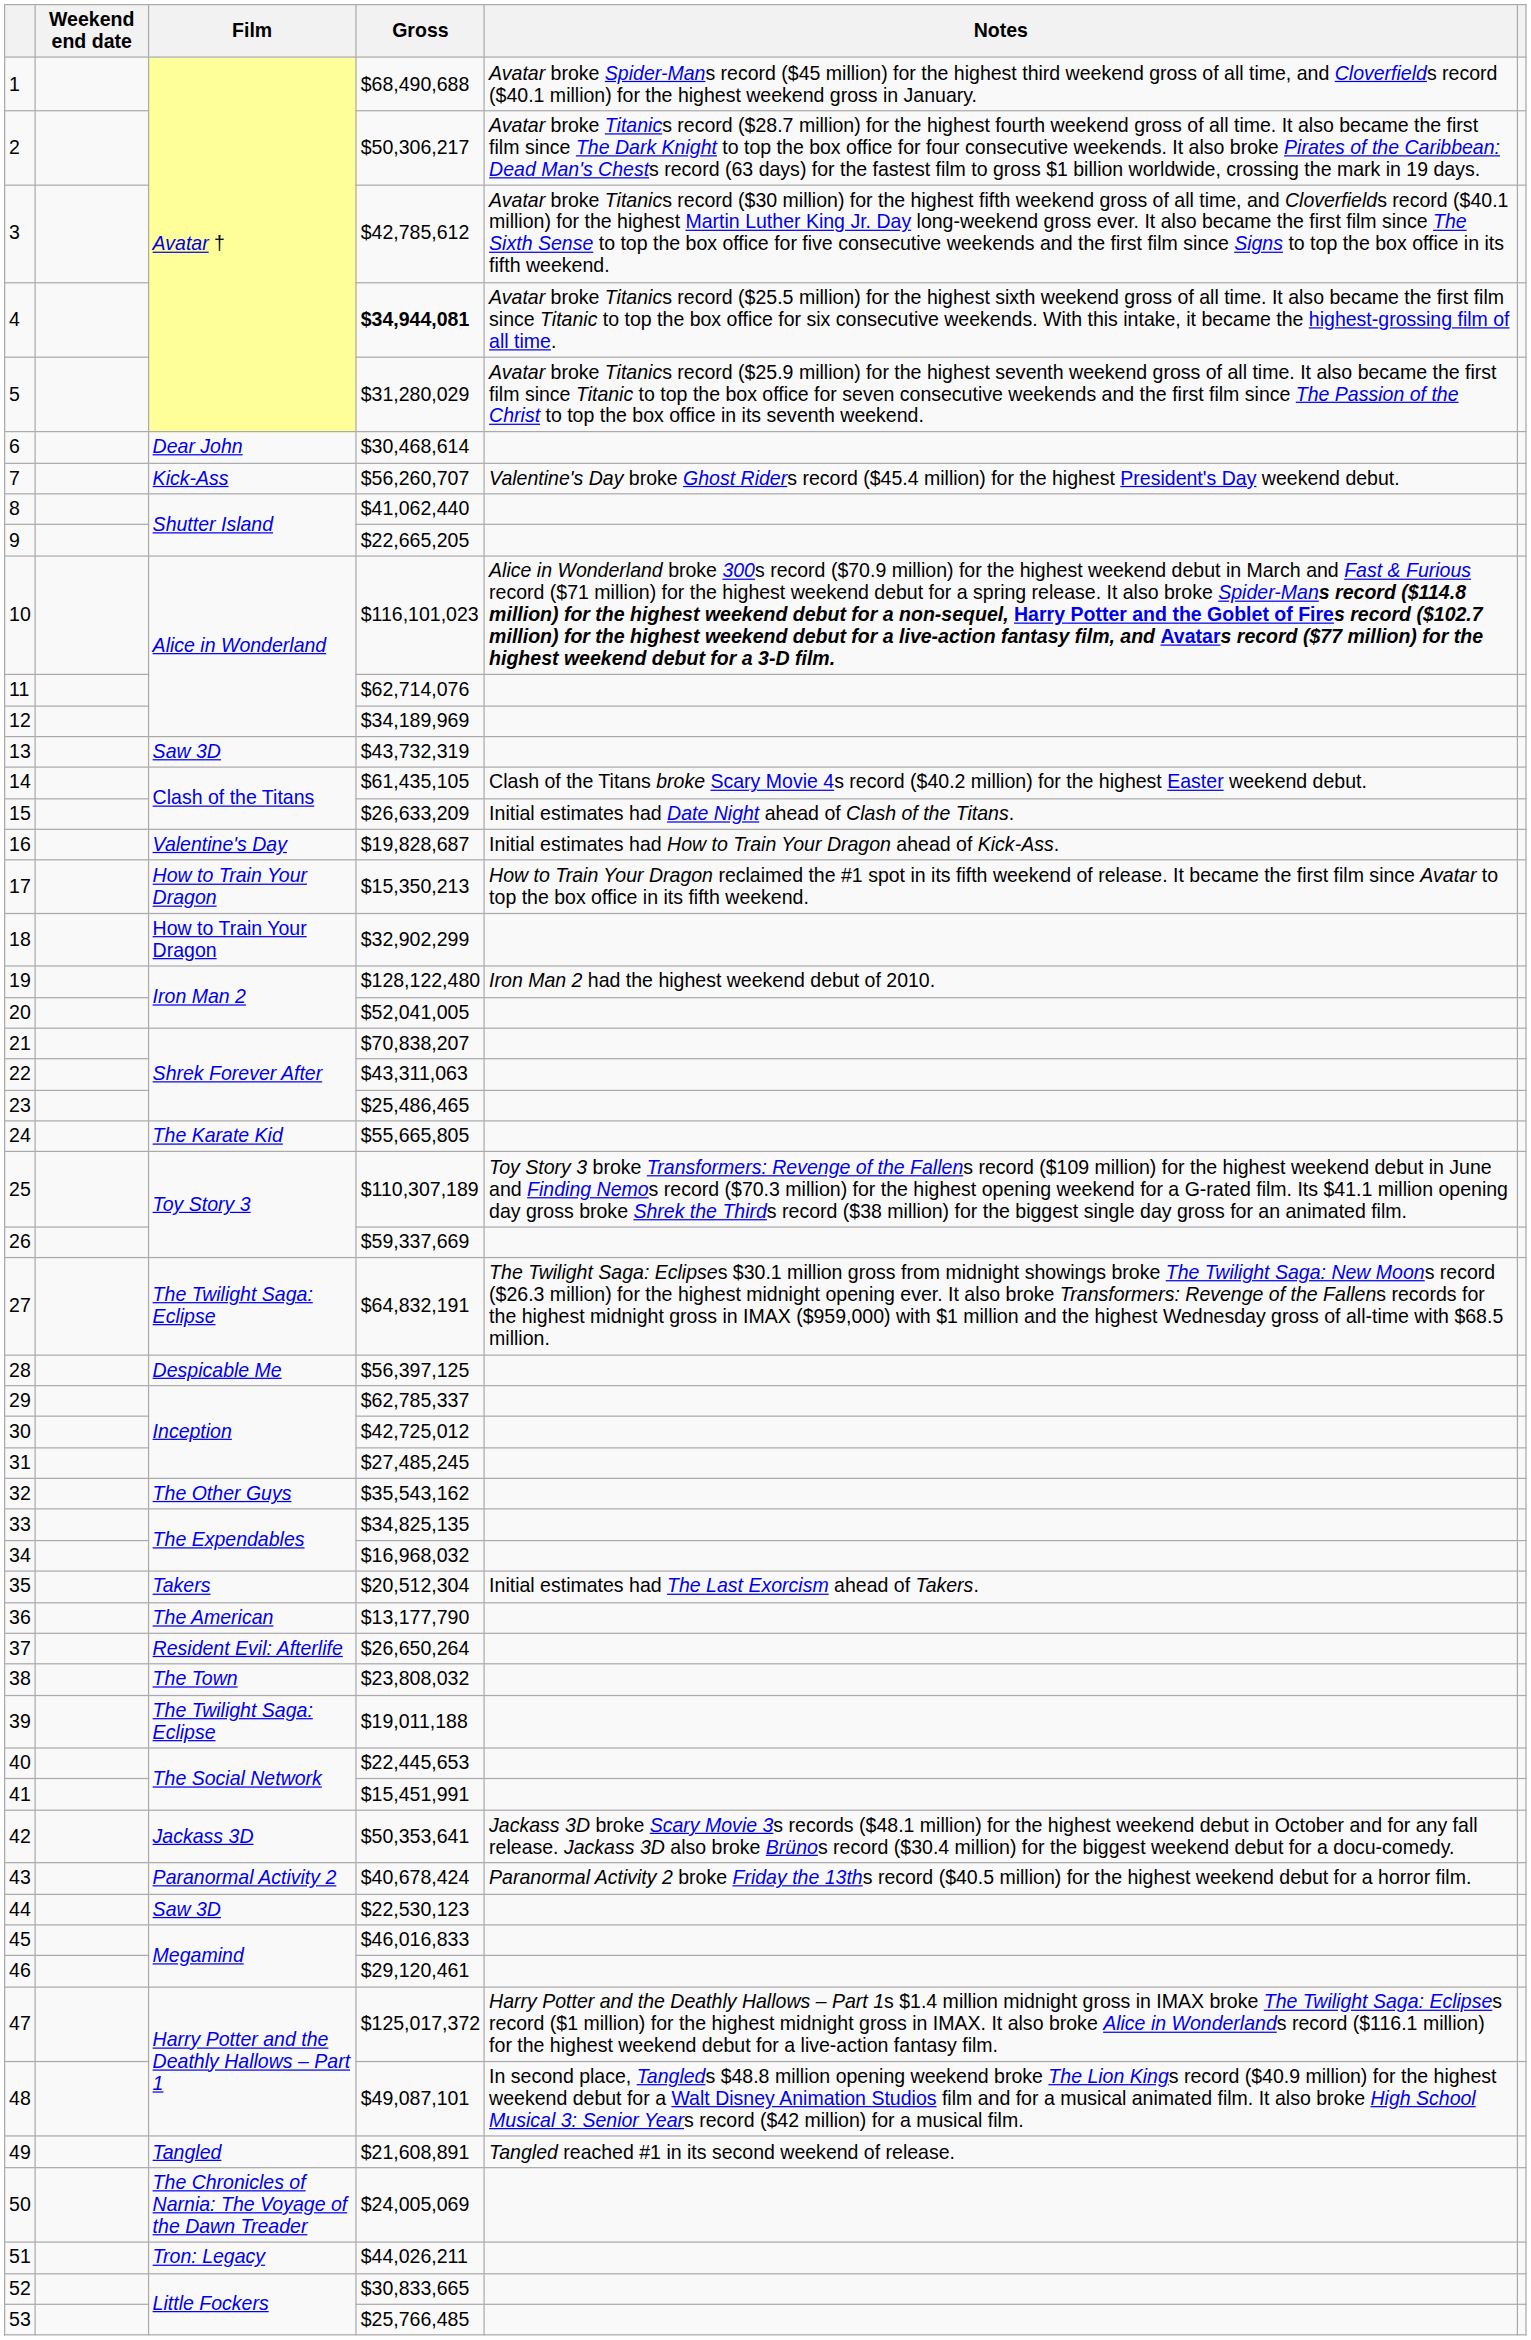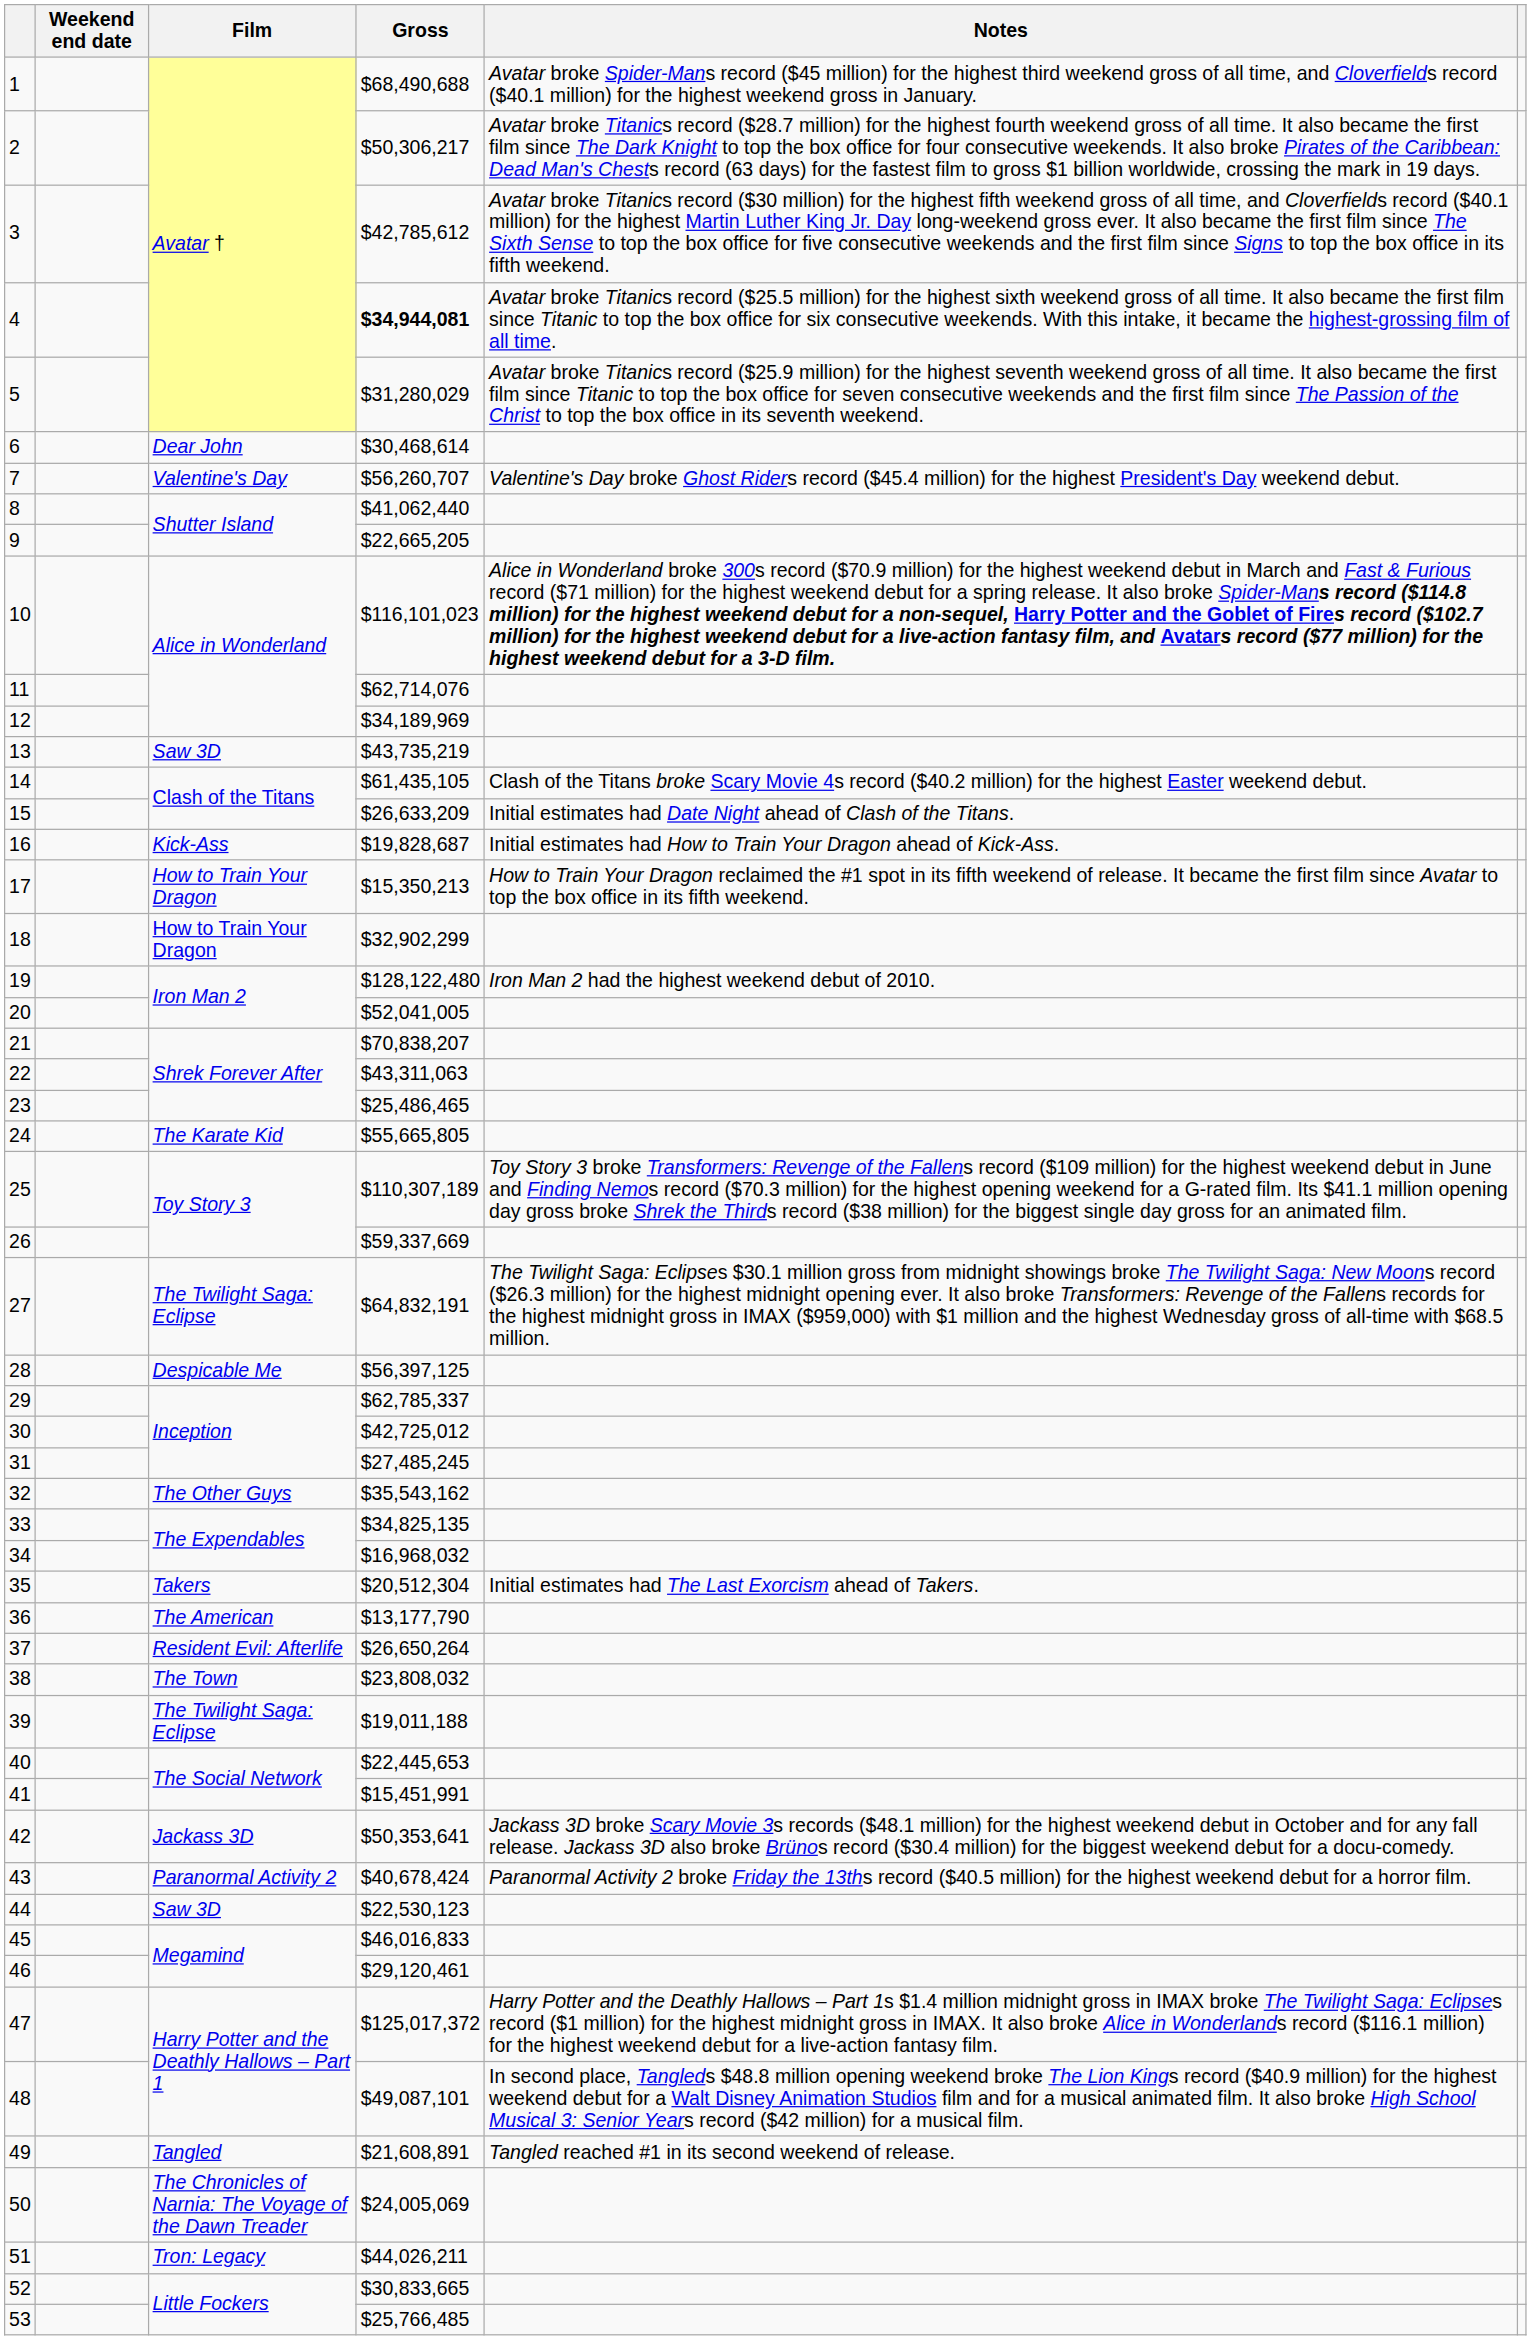(191, 478) Kick-Ass -> (220, 478) Valentine's Day
(415, 751) $43,732,319 -> (415, 751) $43,735,219
(220, 844) Valentine's Day -> (191, 844) Kick-Ass
